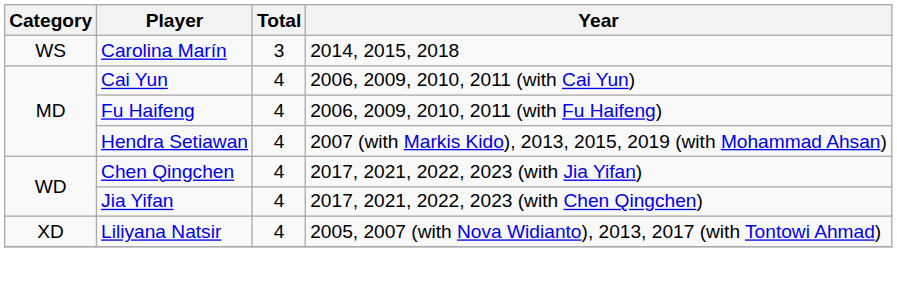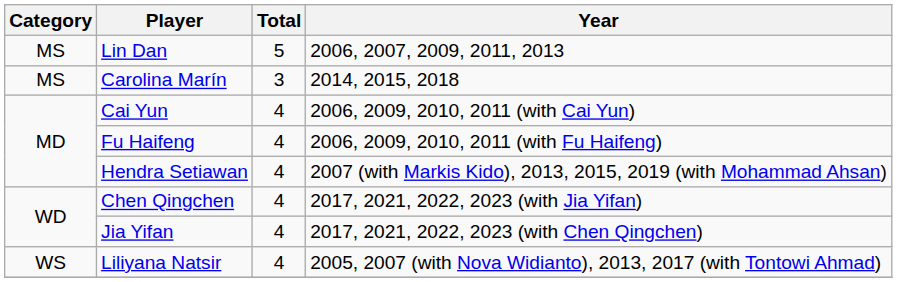+ row: (134, 50)
(51, 50) WS -> (51, 81) MS
(51, 232) XD -> (51, 262) WS
